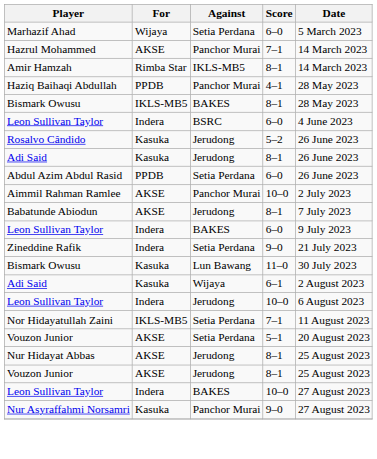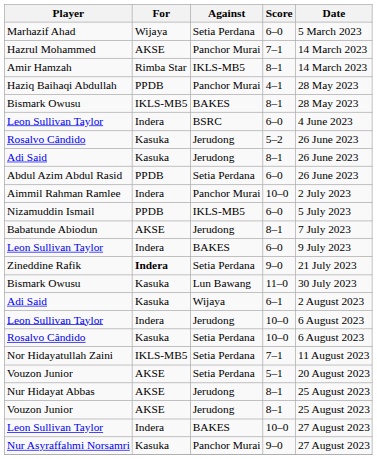(150, 193) AKSE -> (150, 193) Indera
+ row: (51, 211)
(150, 247) normal -> (151, 265) bold
+ row: (46, 337)
